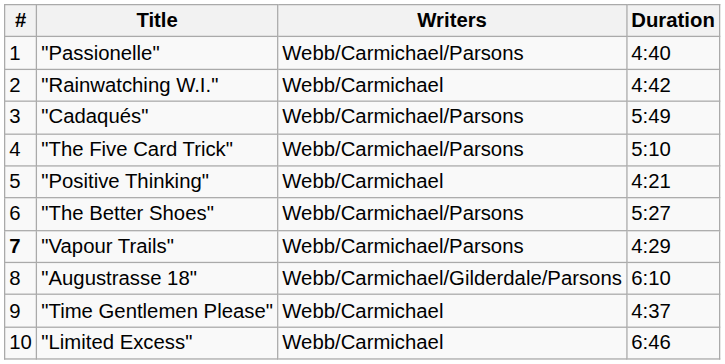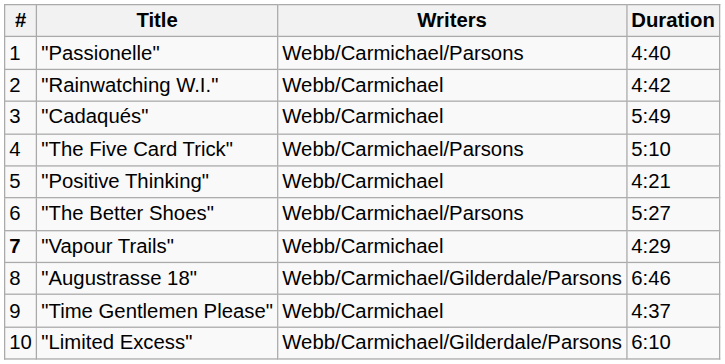(403, 117) Webb/Carmichael/Parsons -> (363, 117) Webb/Carmichael
(403, 246) Webb/Carmichael/Parsons -> (363, 246) Webb/Carmichael
(651, 278) 6:10 -> (651, 278) 6:46
(363, 342) Webb/Carmichael -> (452, 342) Webb/Carmichael/Gilderdale/Parsons
(651, 342) 6:46 -> (651, 342) 6:10
